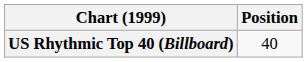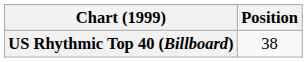(270, 43) 40 -> (270, 43) 38
